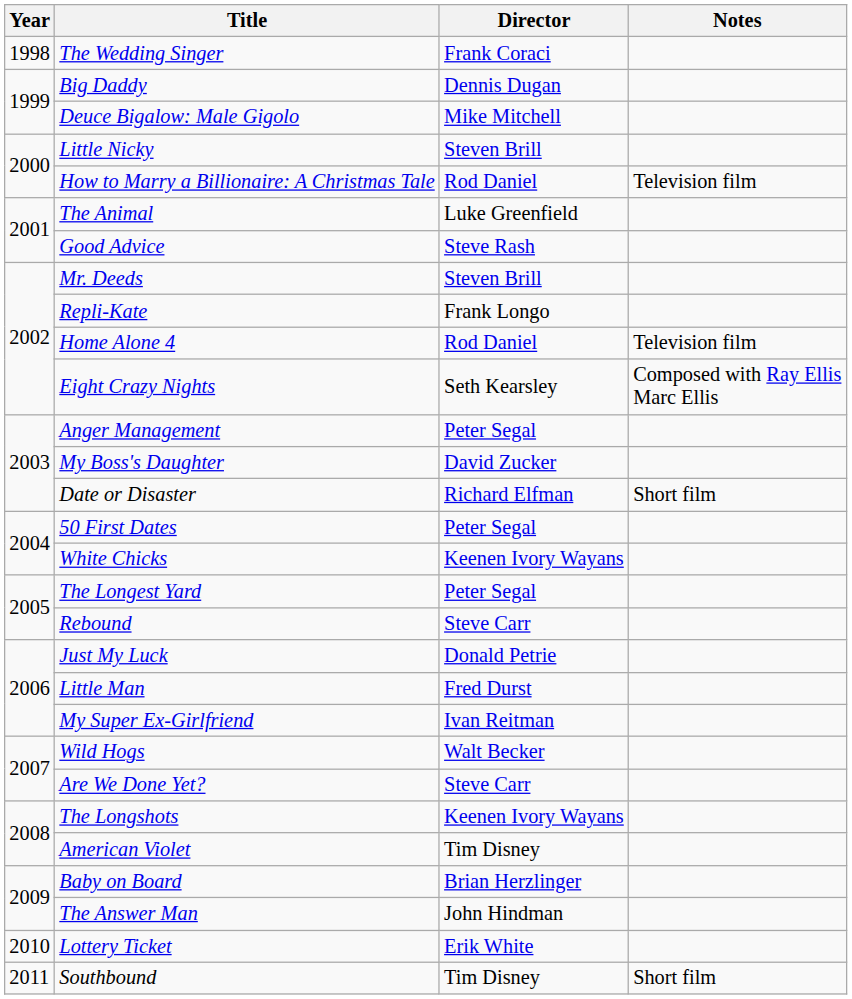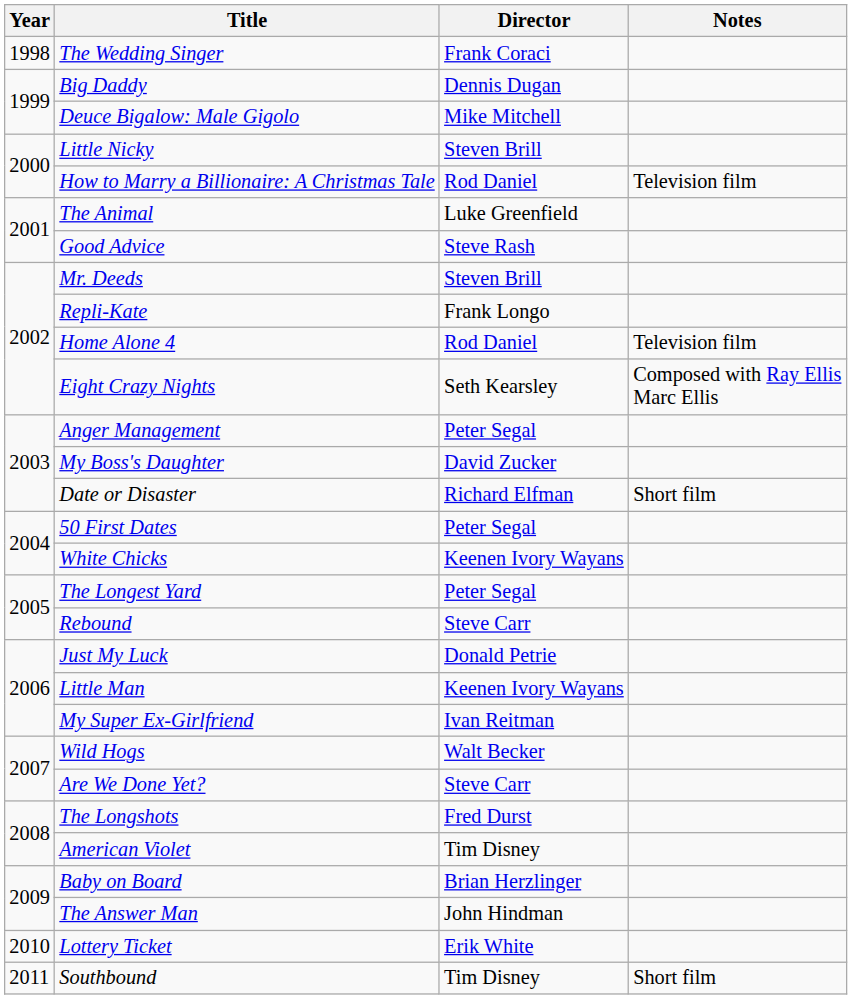(488, 687) Fred Durst -> (534, 687) Keenen Ivory Wayans
(534, 816) Keenen Ivory Wayans -> (488, 816) Fred Durst
